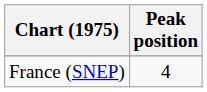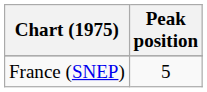(166, 71) 4 -> (166, 71) 5
